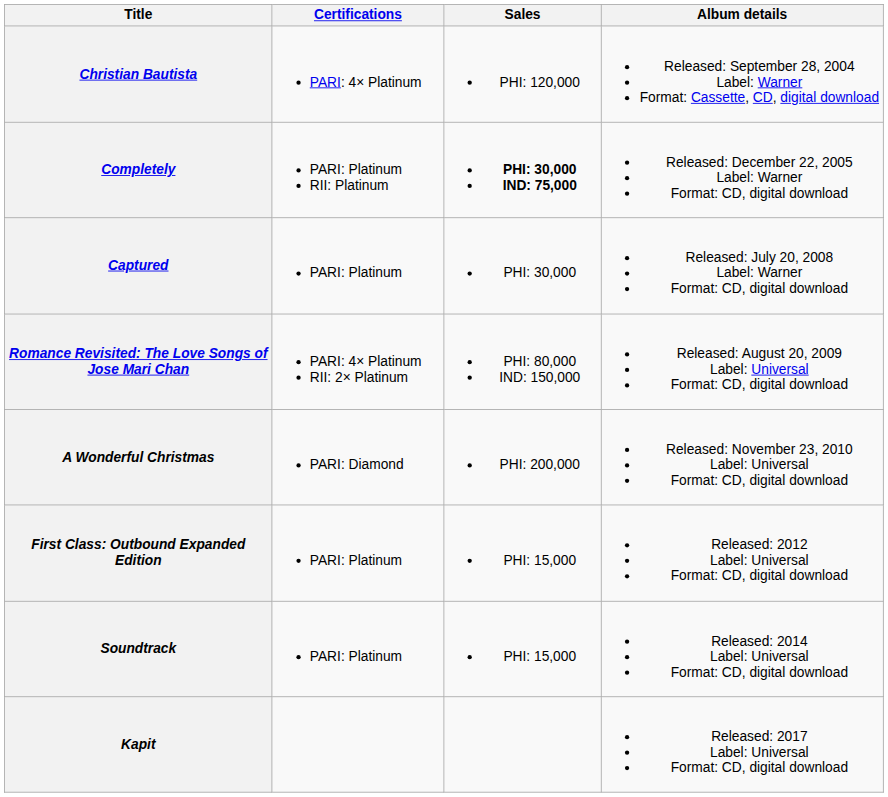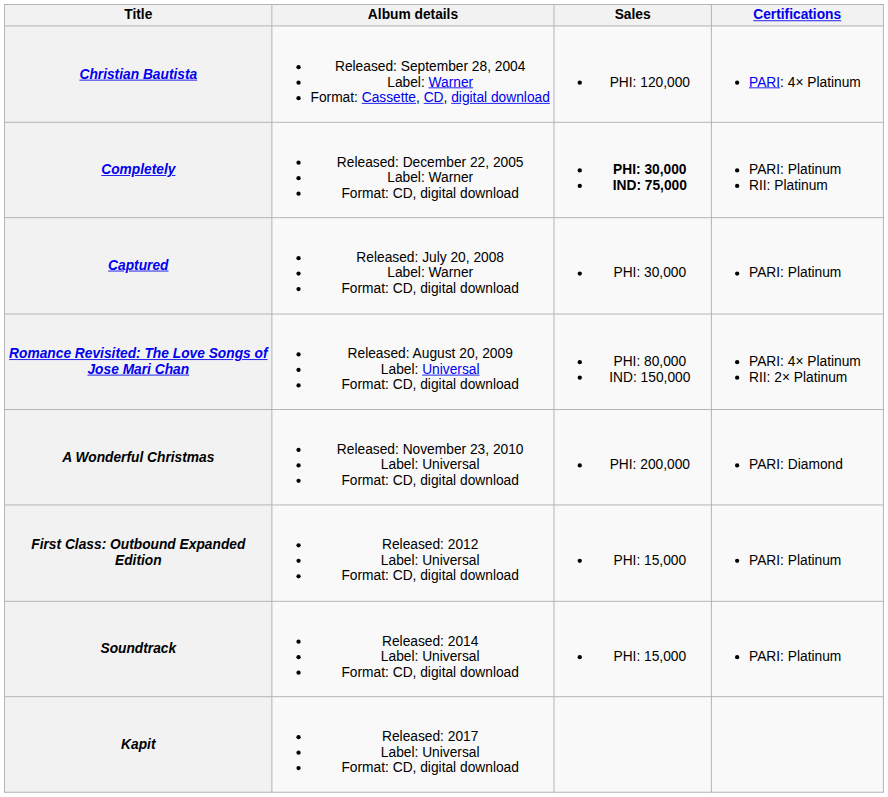columns swapped: (742, 15) <-> (358, 15)
